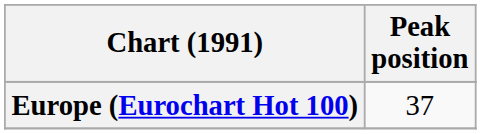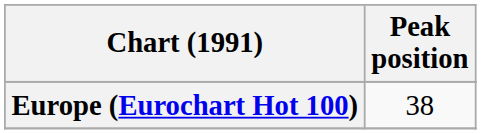(420, 104) 37 -> (420, 104) 38
